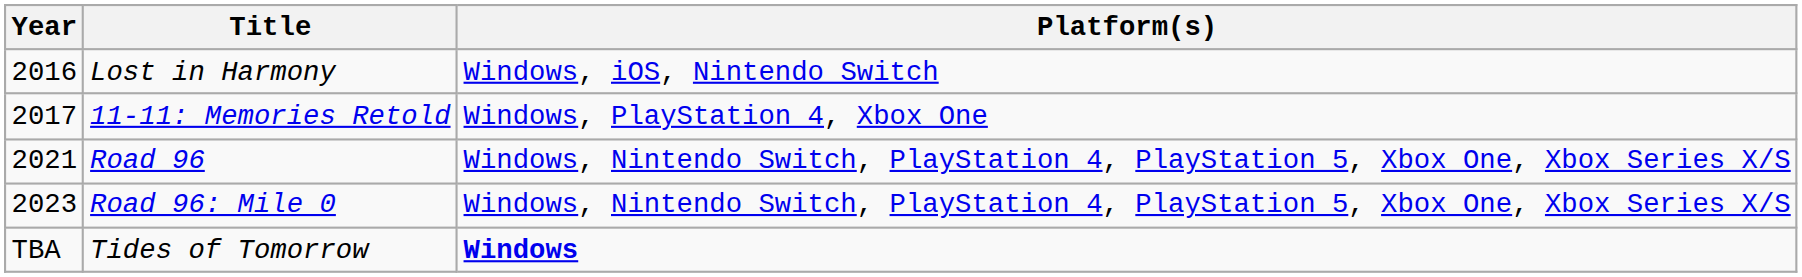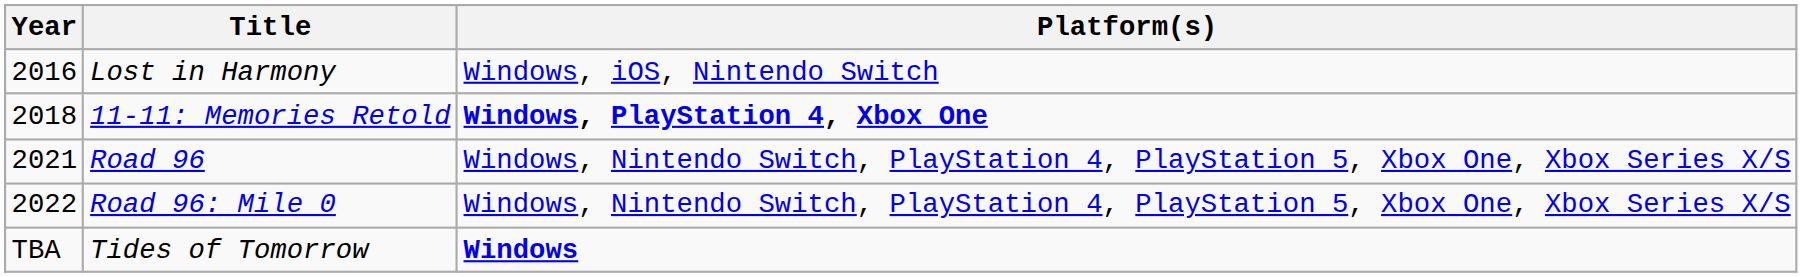(44, 116) 2017 -> (44, 116) 2018
(726, 116) normal -> (726, 116) bold
(44, 205) 2023 -> (44, 205) 2022
